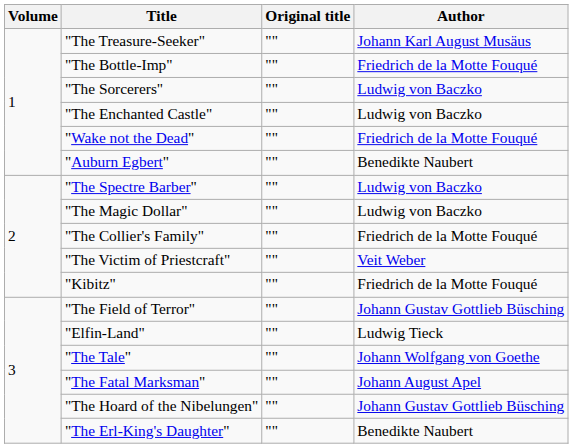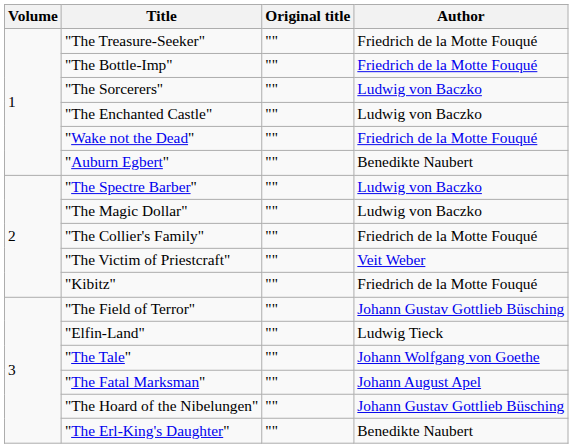(444, 41) Johann Karl August Musäus -> (447, 41) Friedrich de la Motte Fouqué
